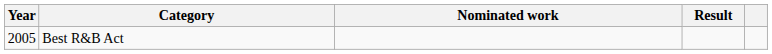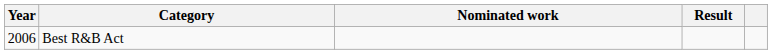(22, 37) 2005 -> (22, 37) 2006
